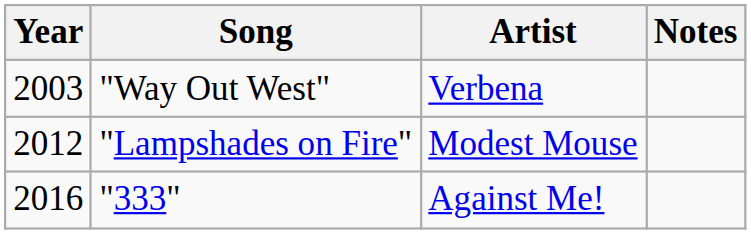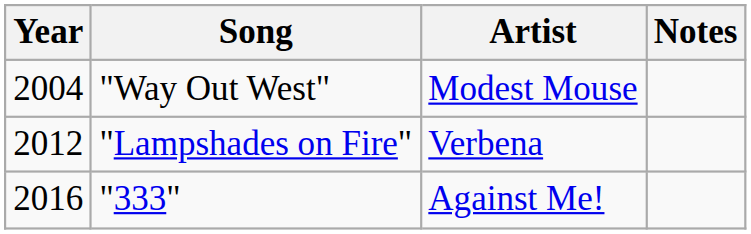(48, 87) 2003 -> (48, 87) 2004
(486, 87) Verbena -> (533, 87) Modest Mouse
(533, 143) Modest Mouse -> (486, 143) Verbena
